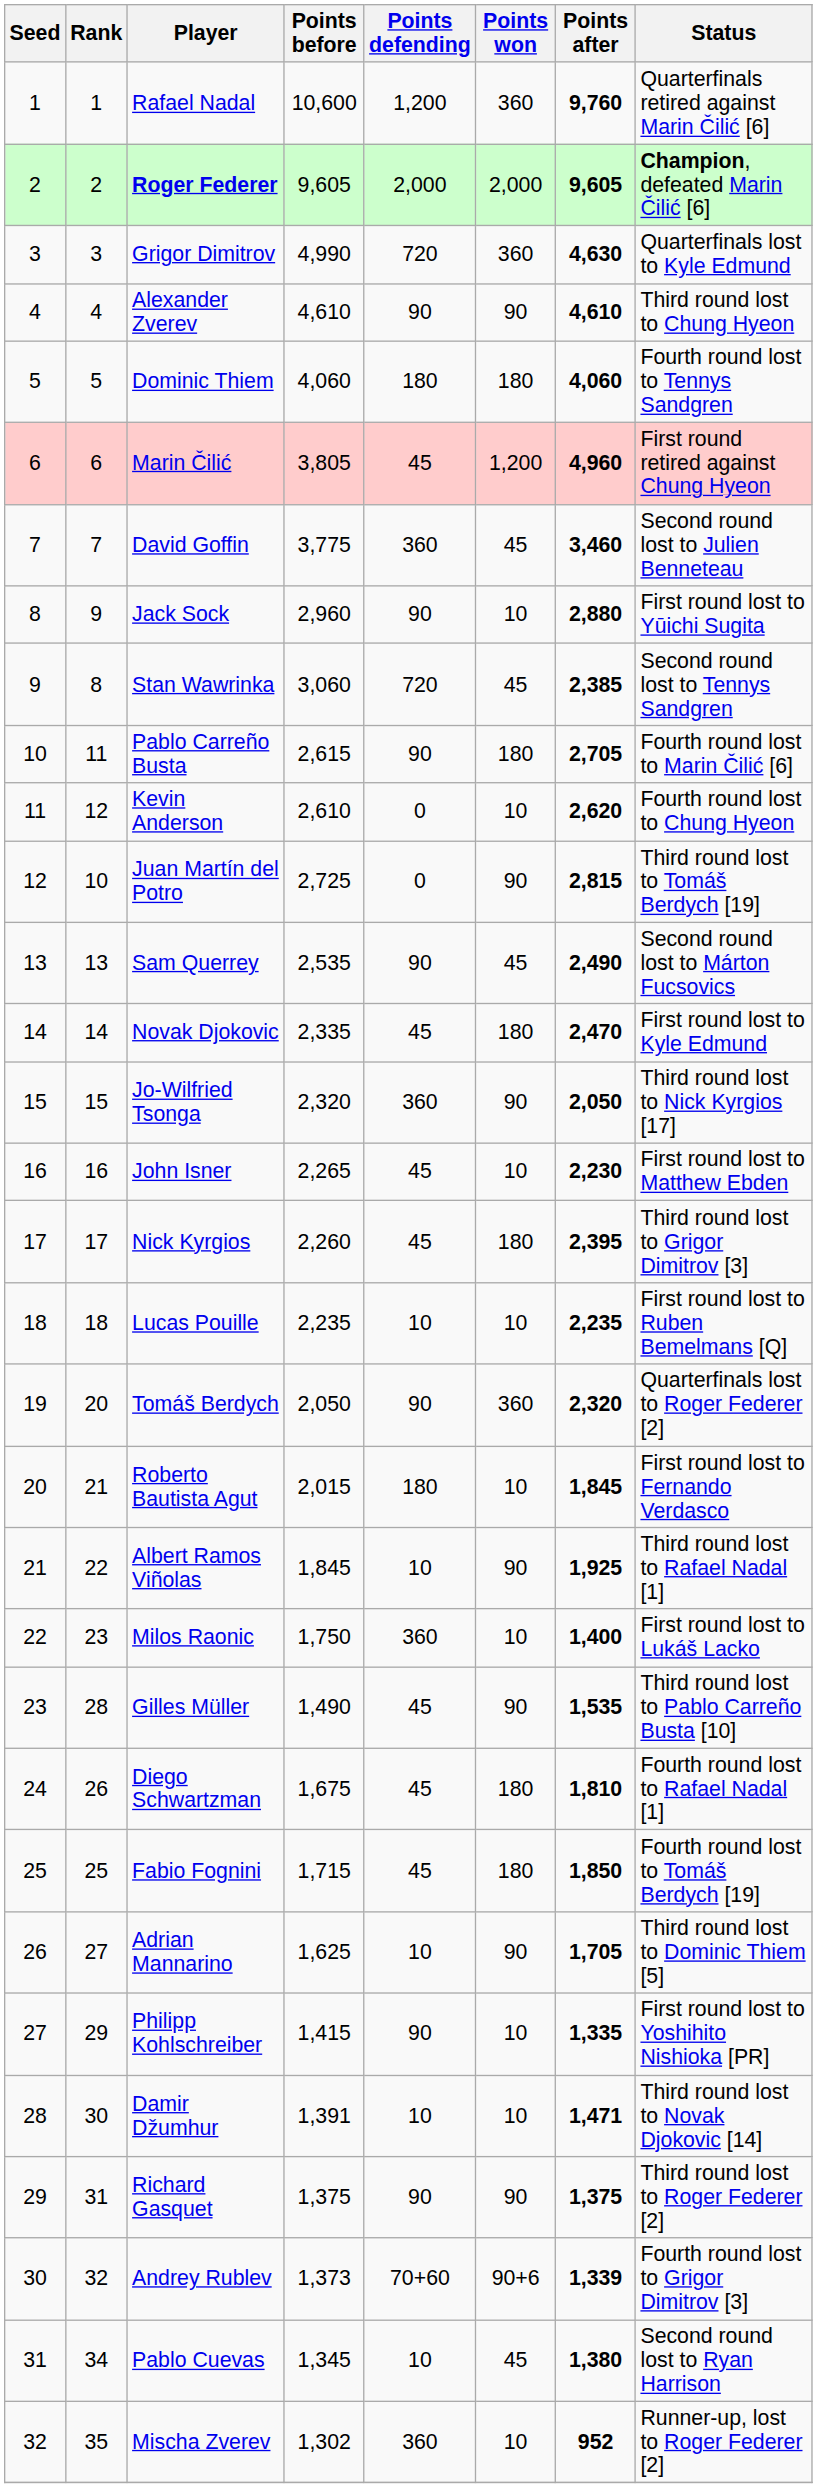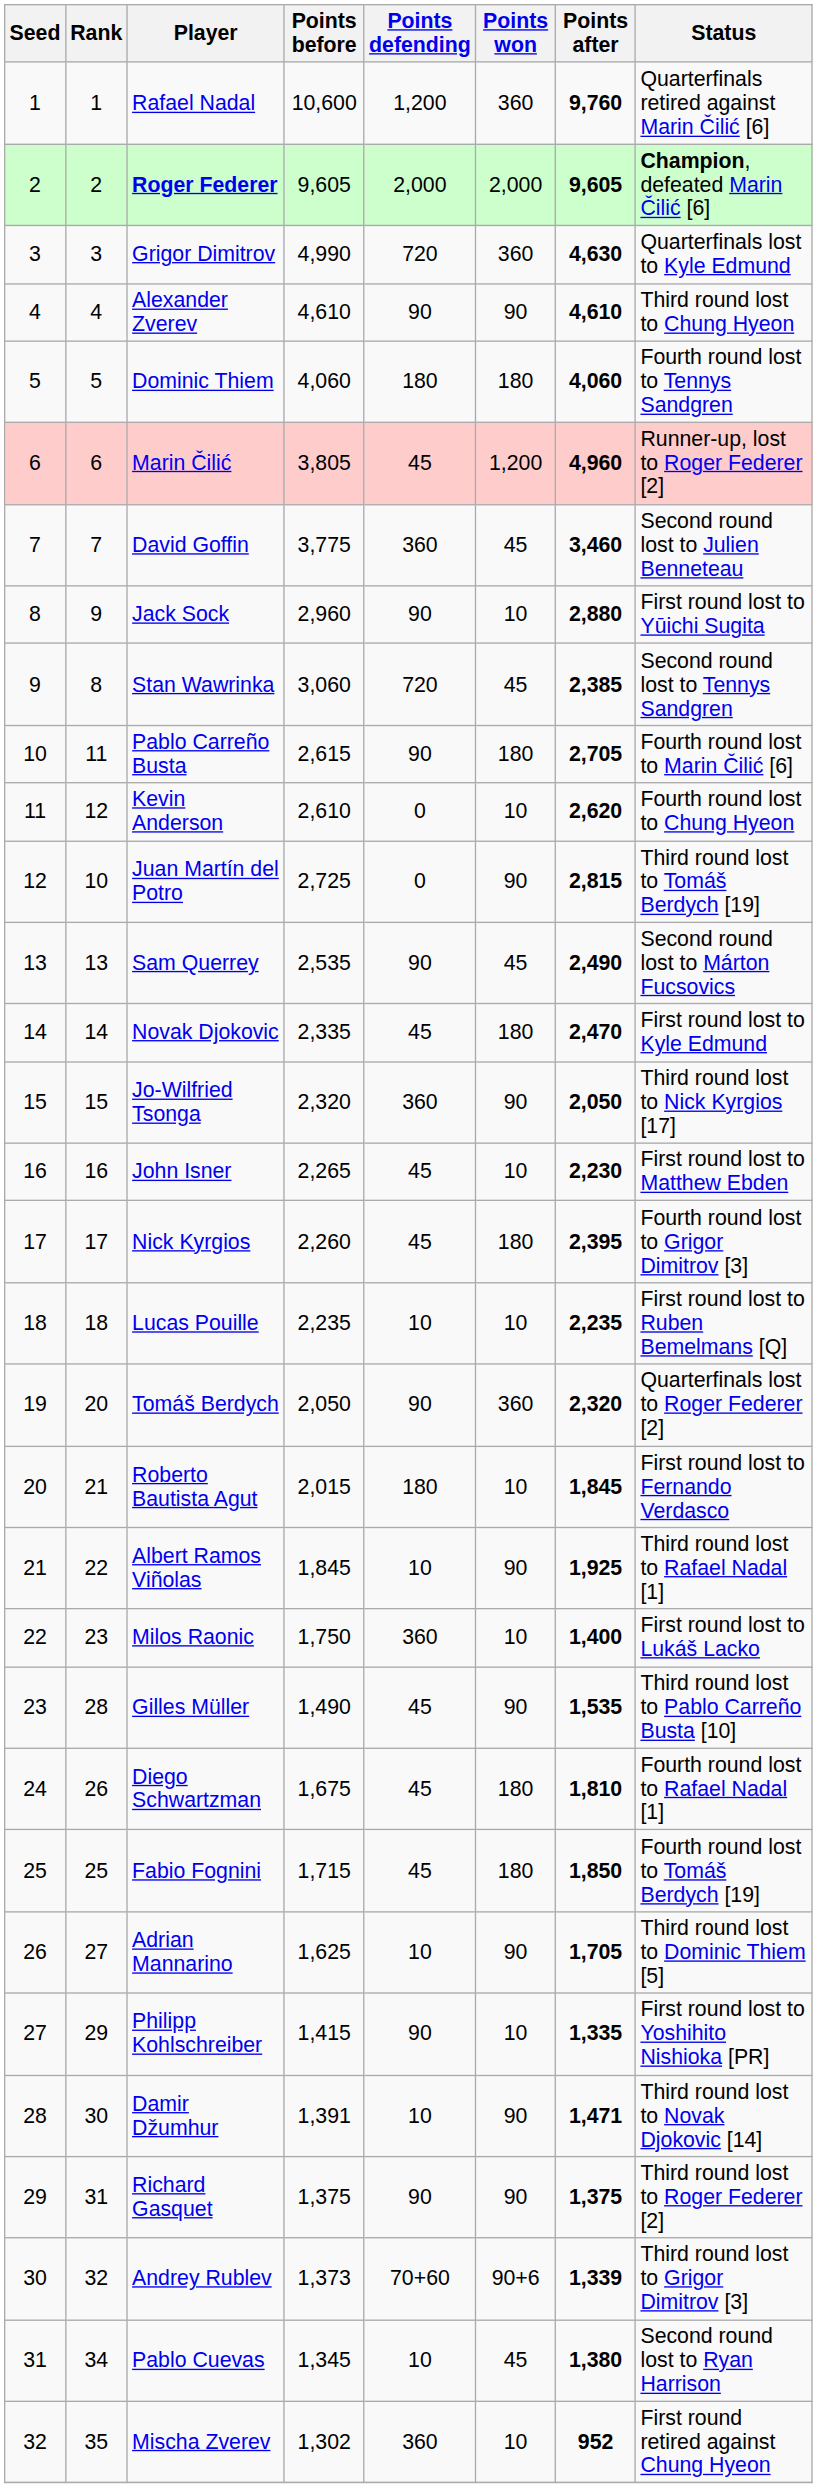(708, 463) First round retired against Chung Hyeon -> (721, 463) Runner-up, lost to Roger Federer [2]
(714, 1241) Third round lost to Grigor Dimitrov [3] -> (721, 1241) Fourth round lost to Grigor Dimitrov [3]
(516, 2115) 10 -> (516, 2115) 90
(721, 2278) Fourth round lost to Grigor Dimitrov [3] -> (714, 2278) Third round lost to Grigor Dimitrov [3]
(721, 2441) Runner-up, lost to Roger Federer [2] -> (708, 2441) First round retired against Chung Hyeon
